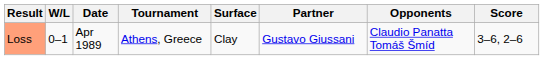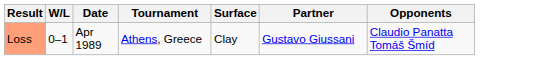- column: (507, 13)
